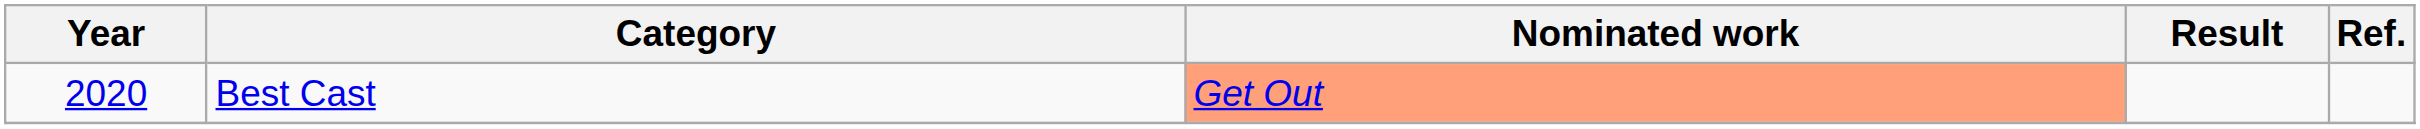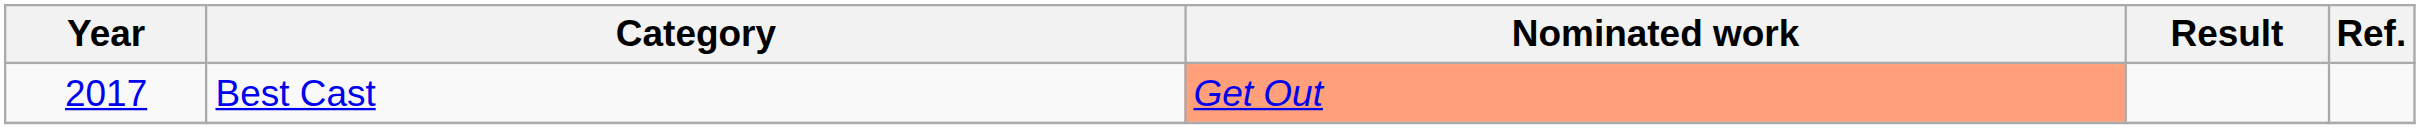(106, 92) 2020 -> (106, 92) 2017
